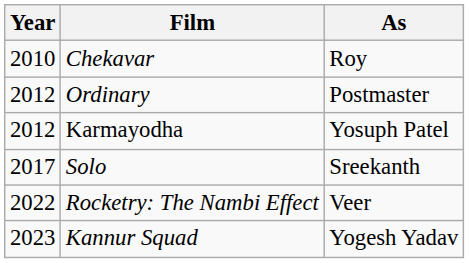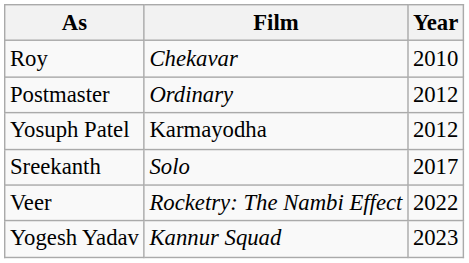columns swapped: (33, 22) <-> (394, 22)
